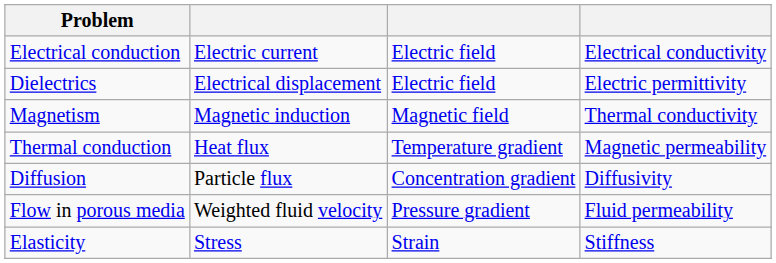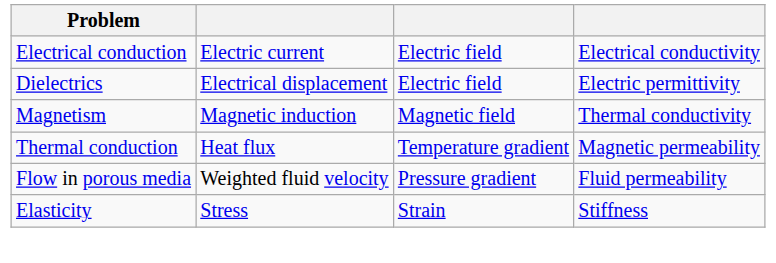- row: (48, 178)
